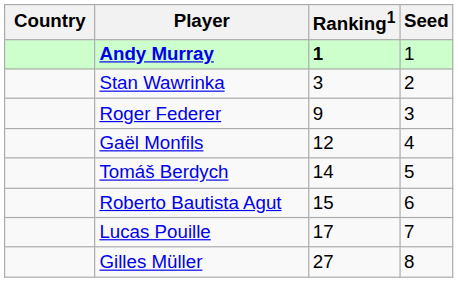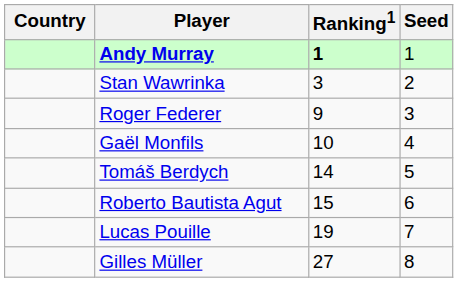(323, 143) 12 -> (323, 143) 10
(323, 232) 17 -> (323, 232) 19
